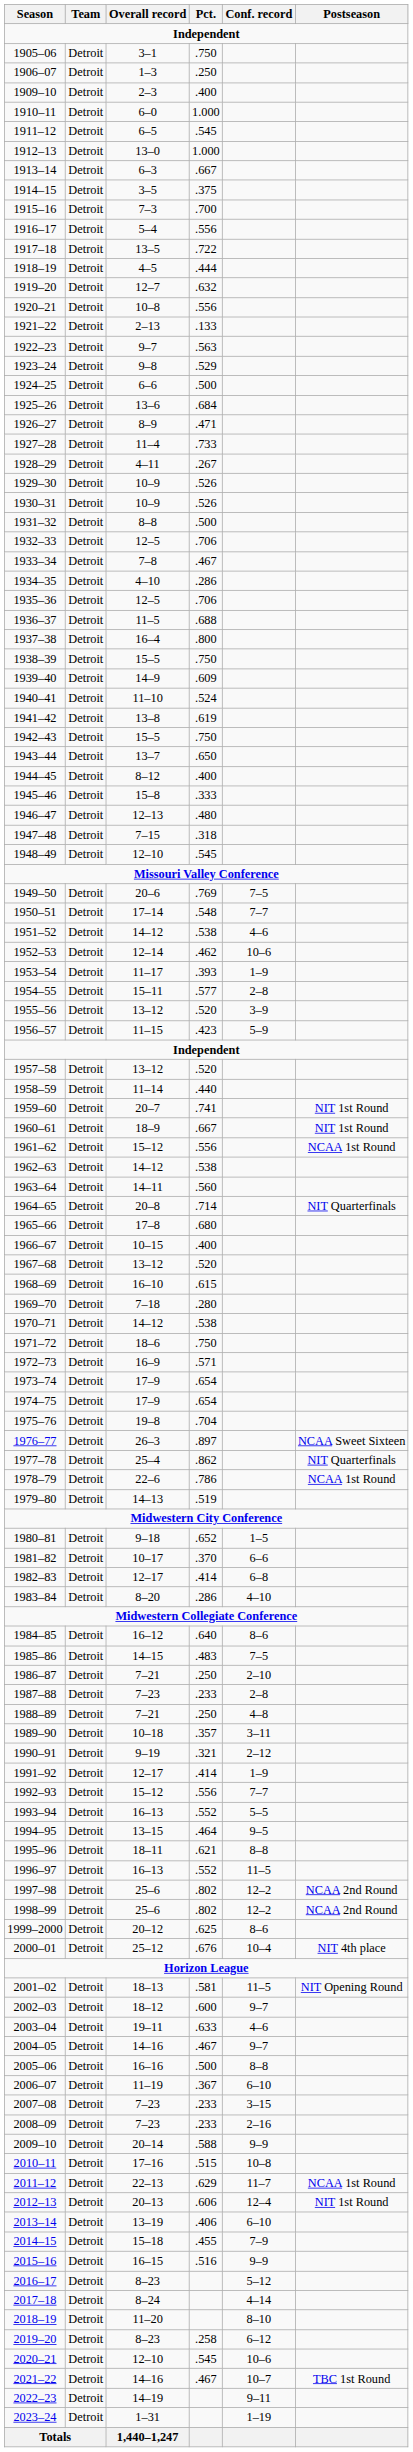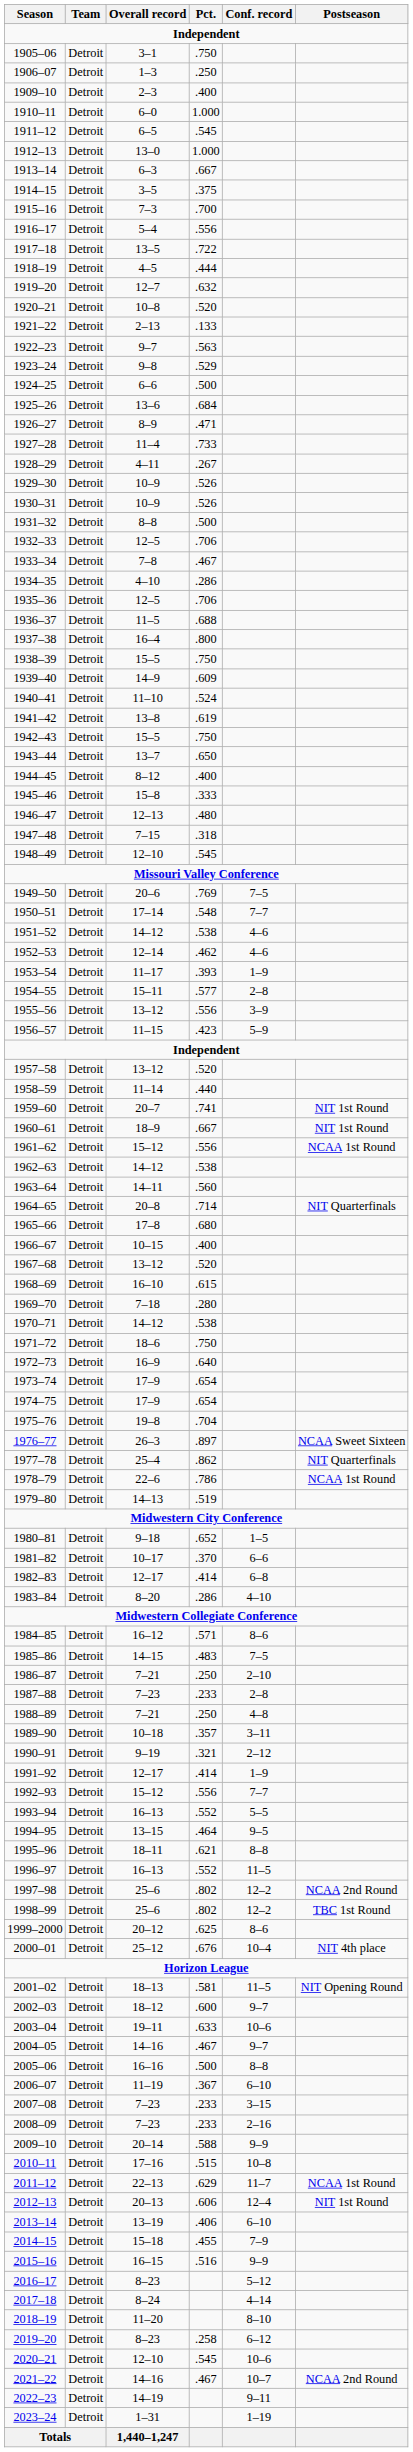(206, 307) .556 -> (206, 307) .520
(259, 952) 10–6 -> (259, 952) 4–6
(206, 1010) .520 -> (206, 1010) .556
(206, 1362) .571 -> (206, 1362) .640
(206, 1635) .640 -> (206, 1635) .571
(352, 1909) NCAA 2nd Round -> (352, 1909) TBC 1st Round
(259, 2026) 4–6 -> (259, 2026) 10–6
(352, 2378) TBC 1st Round -> (352, 2378) NCAA 2nd Round
